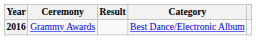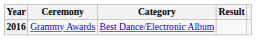columns swapped: (187, 12) <-> (113, 12)
